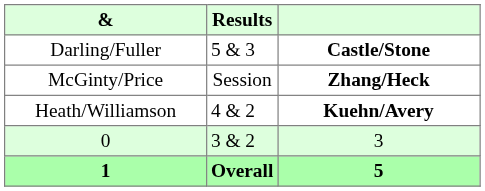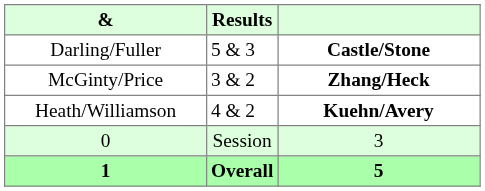(242, 80) Session -> (233, 80) 3 & 2
(233, 140) 3 & 2 -> (242, 140) Session
